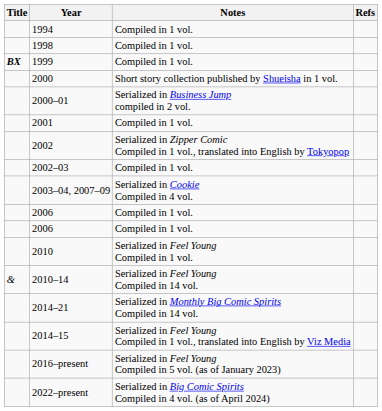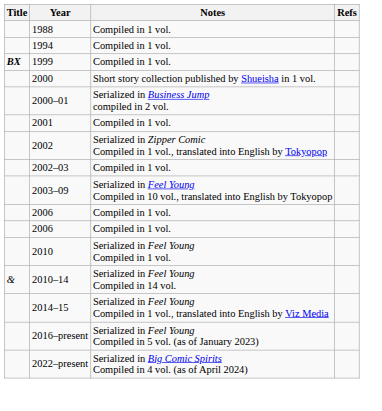+ row: (43, 29)
- row: (43, 45)
+ row: (50, 190)
- row: (71, 190)
- row: (50, 308)
